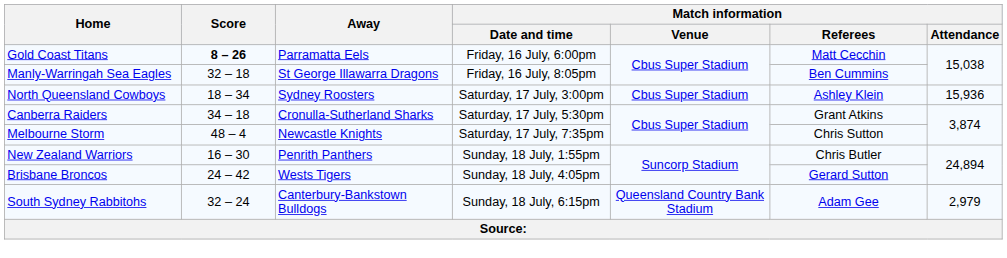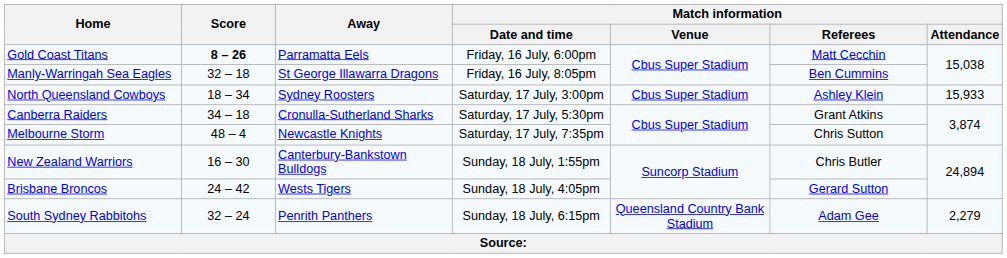(965, 94) 15,936 -> (965, 94) 15,933
(325, 154) Penrith Panthers -> (342, 161) Canterbury-Bankstown Bulldogs
(342, 202) Canterbury-Bankstown Bulldogs -> (325, 216) Penrith Panthers
(965, 202) 2,979 -> (965, 216) 2,279
